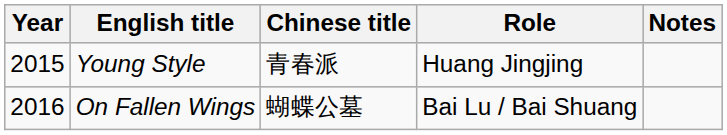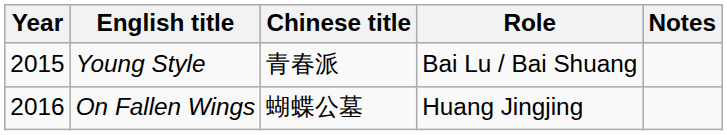(503, 64) Huang Jingjing -> (530, 64) Bai Lu / Bai Shuang
(530, 107) Bai Lu / Bai Shuang -> (503, 107) Huang Jingjing
